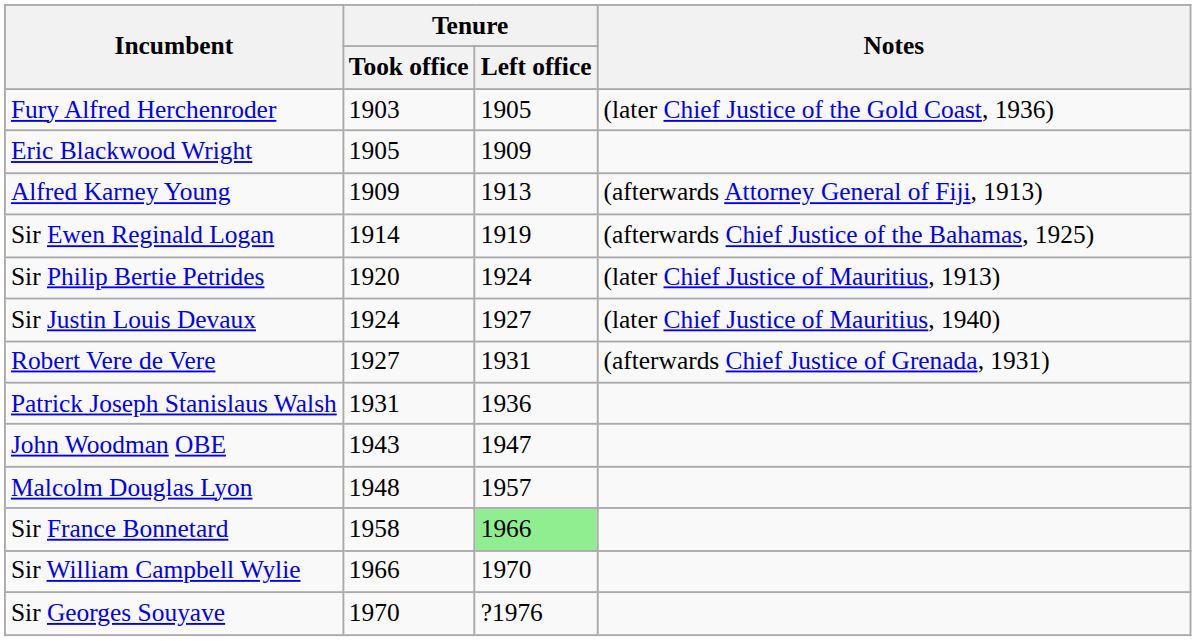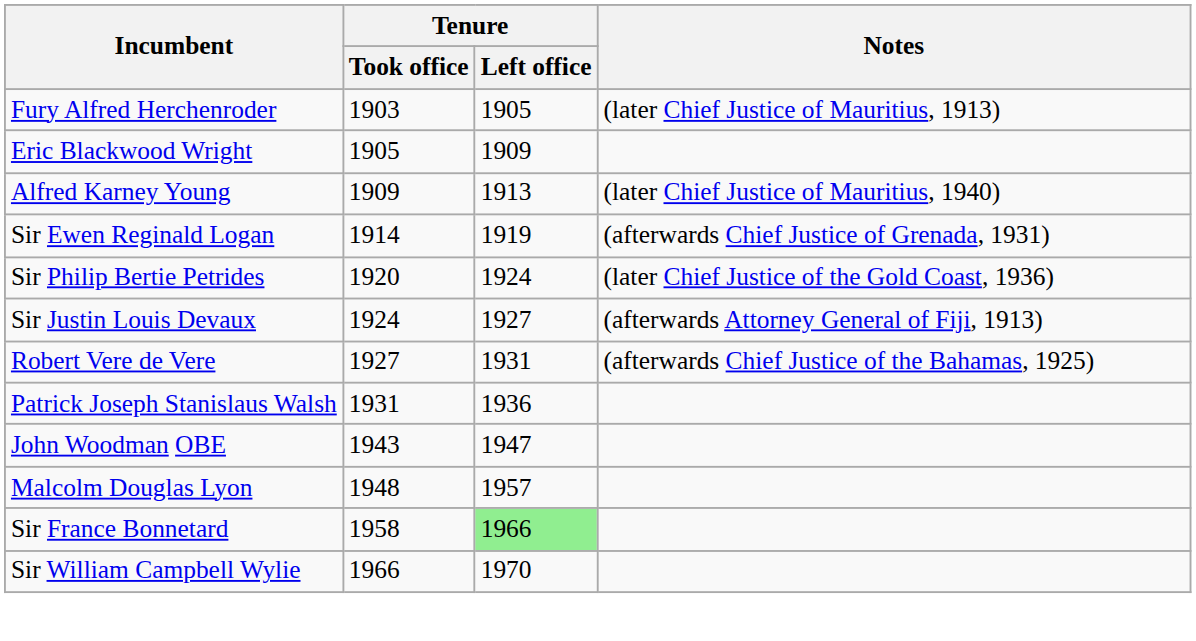(829, 108) (later Chief Justice of the Gold Coast, 1936) -> (802, 108) (later Chief Justice of Mauritius, 1913)
(823, 192) (afterwards Attorney General of Fiji, 1913) -> (802, 192) (later Chief Justice of Mauritius, 1940)
(849, 234) (afterwards Chief Justice of the Bahamas, 1925) -> (827, 234) (afterwards Chief Justice of Grenada, 1931)
(802, 276) (later Chief Justice of Mauritius, 1913) -> (829, 276) (later Chief Justice of the Gold Coast, 1936)
(802, 318) (later Chief Justice of Mauritius, 1940) -> (823, 318) (afterwards Attorney General of Fiji, 1913)
(827, 360) (afterwards Chief Justice of Grenada, 1931) -> (849, 360) (afterwards Chief Justice of the Bahamas, 1925)
- row: (118, 612)
